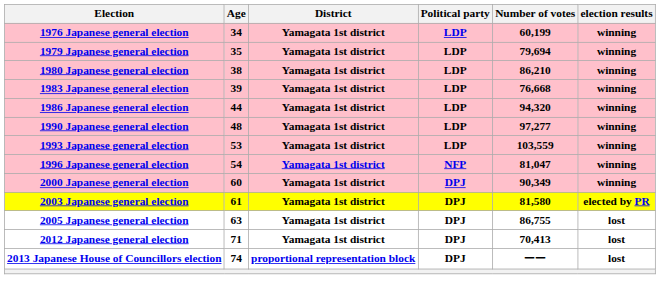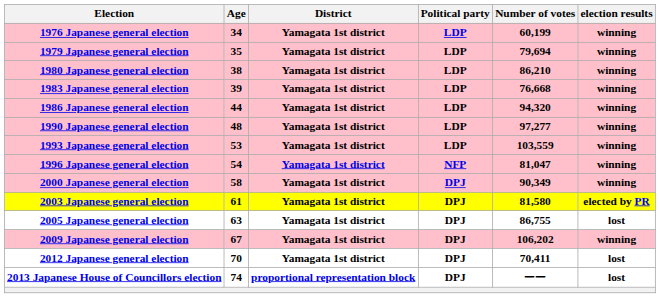(236, 183) 60 -> (236, 183) 58
+ row: (114, 239)
(236, 239) 71 -> (236, 258) 70
(535, 239) 70,413 -> (535, 258) 70,411
